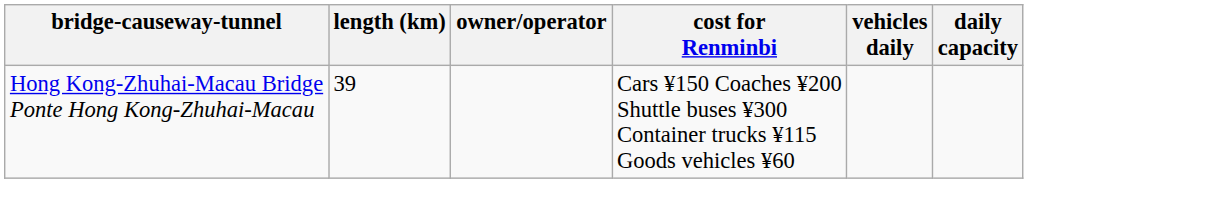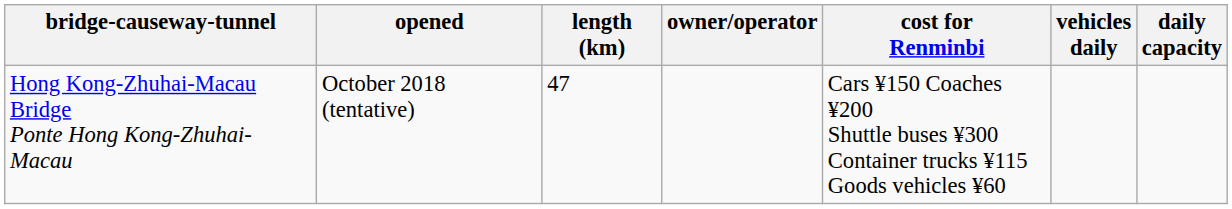+ column: (429, 22)
(345, 83) 39 -> (559, 83) 47
